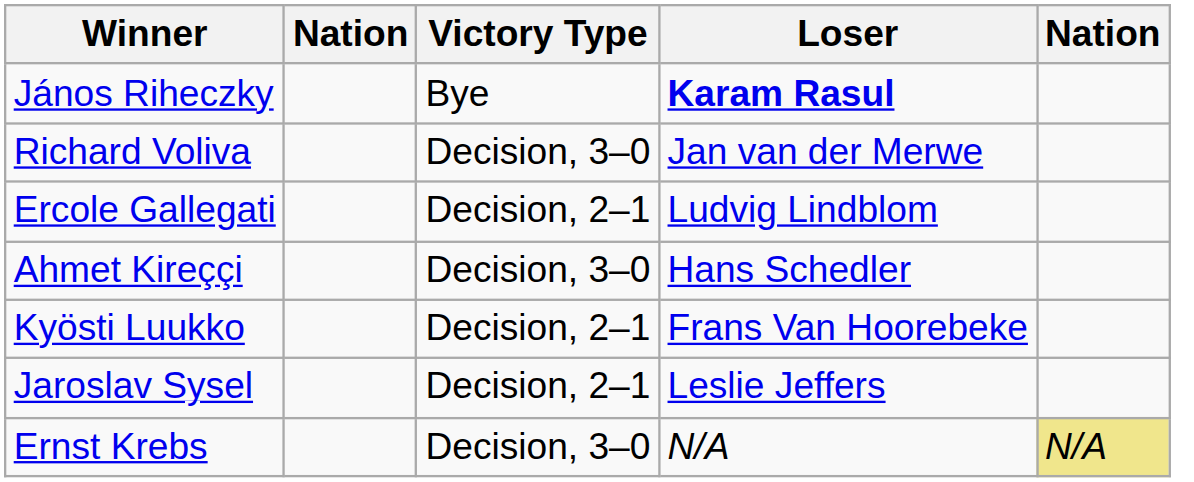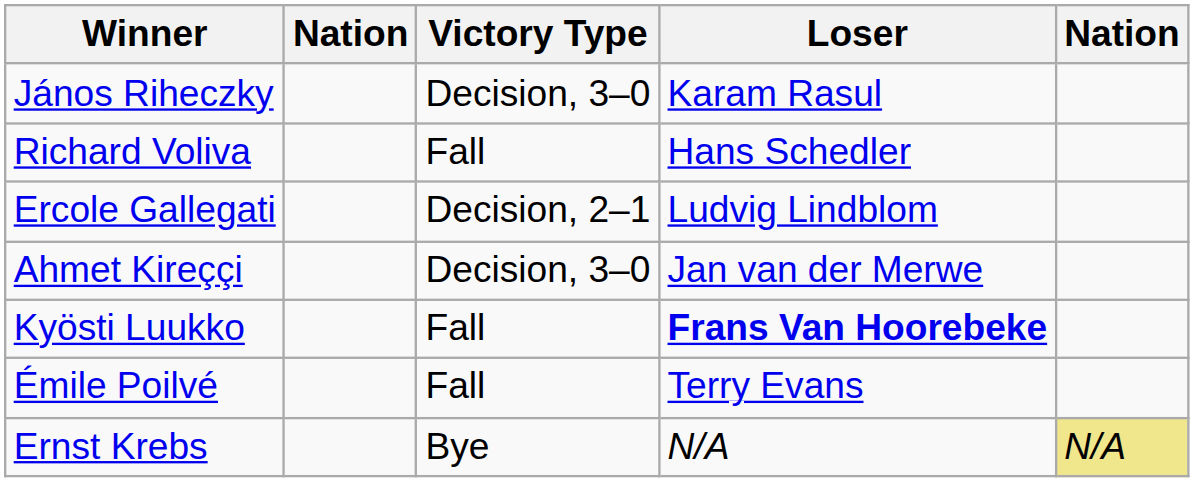(457, 92) Bye -> (538, 92) Decision, 3–0
(781, 92) bold -> (775, 92) normal
(538, 151) Decision, 3–0 -> (455, 151) Fall
(825, 151) Jan van der Merwe -> (789, 151) Hans Schedler
(789, 269) Hans Schedler -> (825, 269) Jan van der Merwe
(538, 328) Decision, 2–1 -> (455, 328) Fall
(848, 328) normal -> (857, 328) bold
+ row: (116, 387)
- row: (133, 387)
(538, 446) Decision, 3–0 -> (457, 446) Bye
